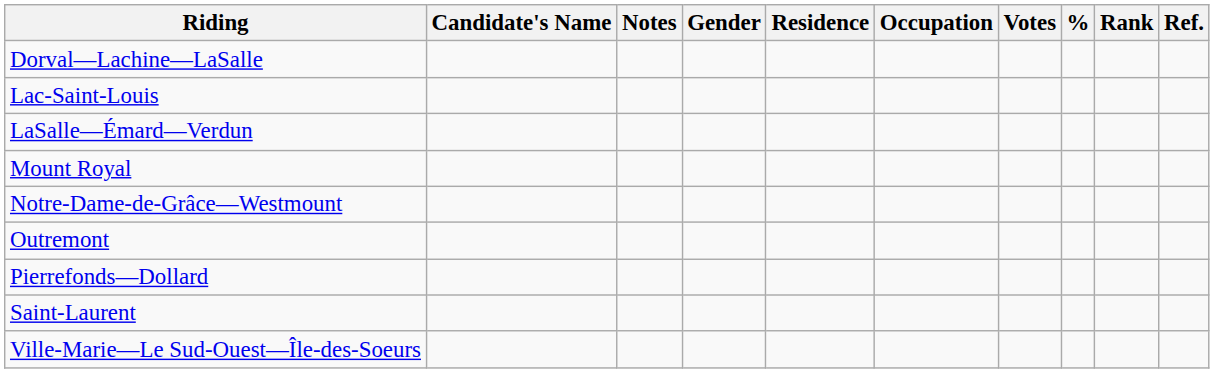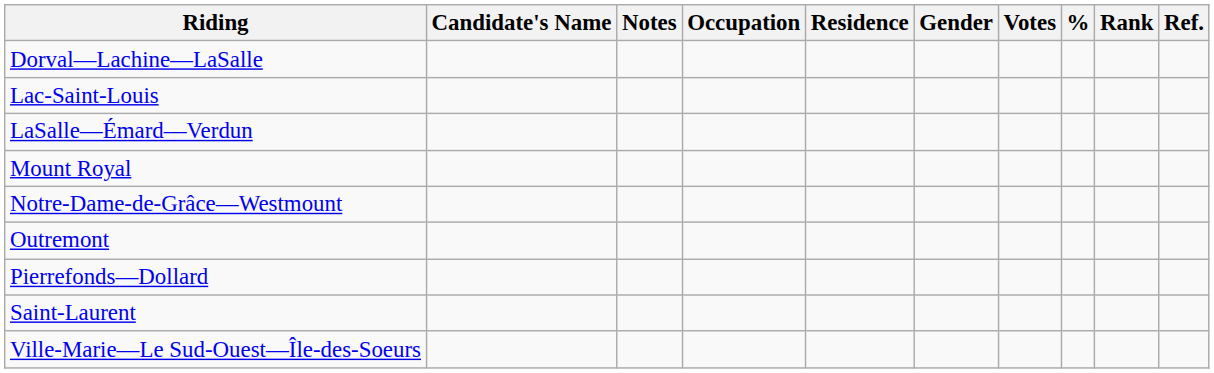columns swapped: (724, 22) <-> (936, 22)
